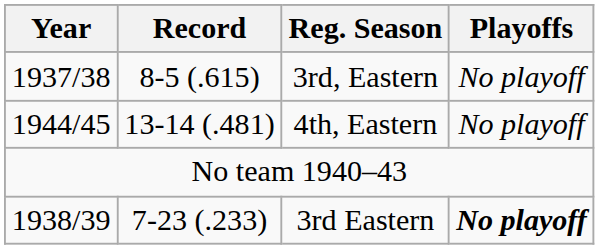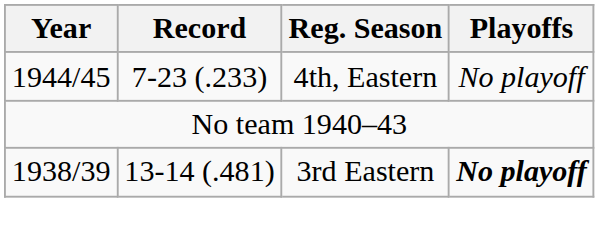- row: (365, 76)
(200, 123) 13-14 (.481) -> (200, 76) 7-23 (.233)
(200, 219) 7-23 (.233) -> (200, 171) 13-14 (.481)
